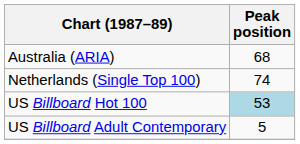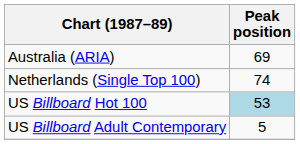(262, 56) 68 -> (262, 56) 69
